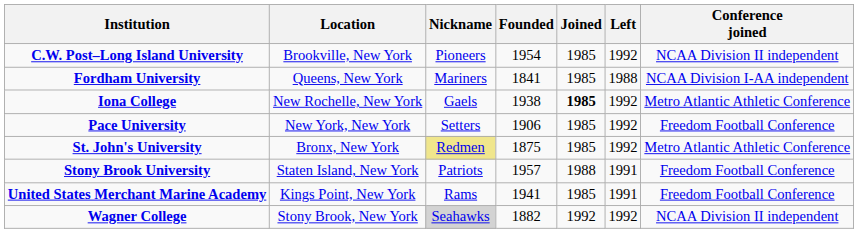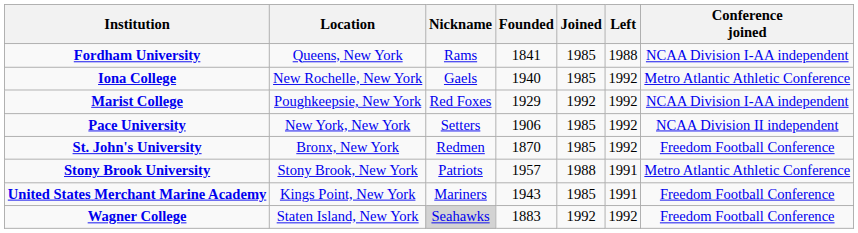- row: (137, 55)
(461, 78) Mariners -> (461, 55) Rams
(526, 101) 1938 -> (526, 78) 1940
(581, 101) bold -> (581, 78) normal
+ row: (137, 101)
(747, 124) Freedom Football Conference -> (747, 124) NCAA Division II independent
(461, 147) khaki background -> (461, 147) no background
(526, 147) 1875 -> (526, 147) 1870
(747, 147) Metro Atlantic Athletic Conference -> (747, 147) Freedom Football Conference
(348, 170) Staten Island, New York -> (348, 170) Stony Brook, New York
(747, 170) Freedom Football Conference -> (747, 170) Metro Atlantic Athletic Conference
(461, 194) Rams -> (461, 194) Mariners
(526, 194) 1941 -> (526, 194) 1943
(348, 217) Stony Brook, New York -> (348, 217) Staten Island, New York
(526, 217) 1882 -> (526, 217) 1883
(747, 217) NCAA Division II independent -> (747, 217) Freedom Football Conference
